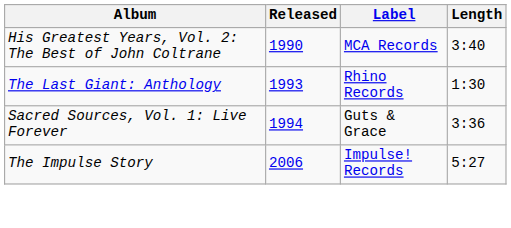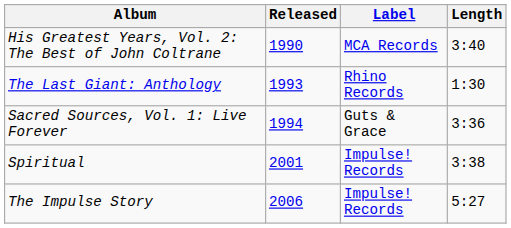+ row: (46, 164)
